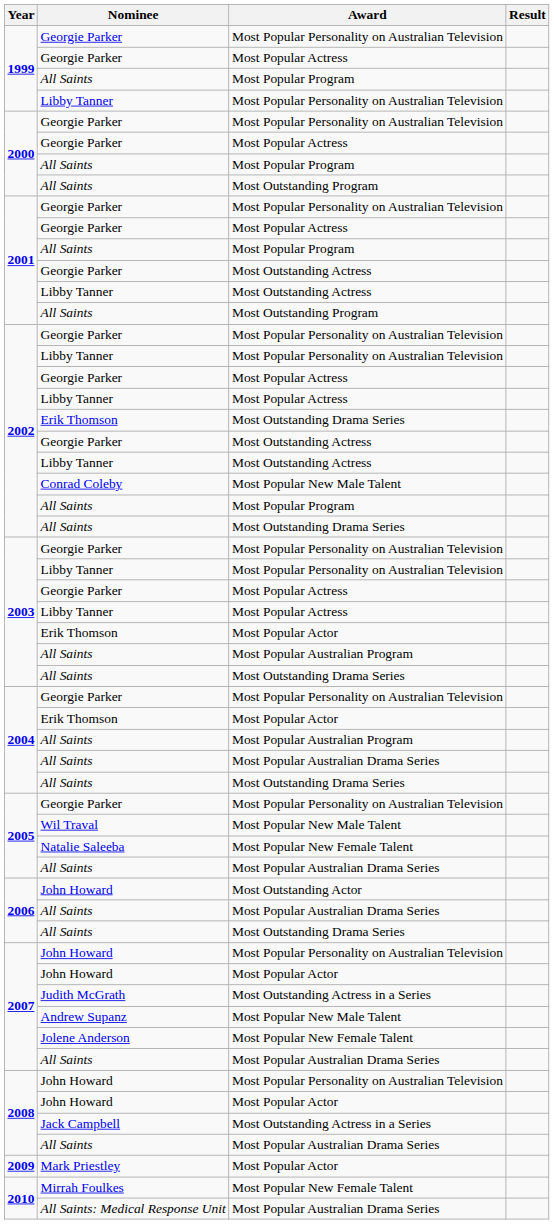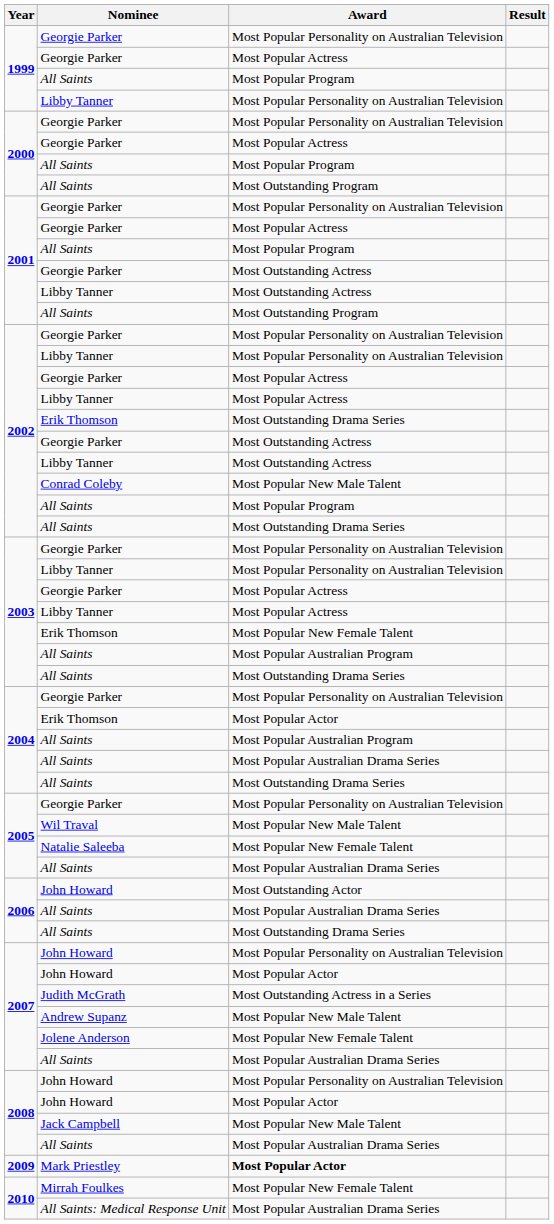(285, 633) Most Popular Actor -> (322, 633) Most Popular New Female Talent
(331, 1123) Most Outstanding Actress in a Series -> (316, 1123) Most Popular New Male Talent
(285, 1166) normal -> (289, 1166) bold
